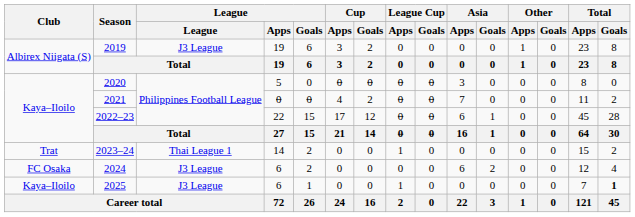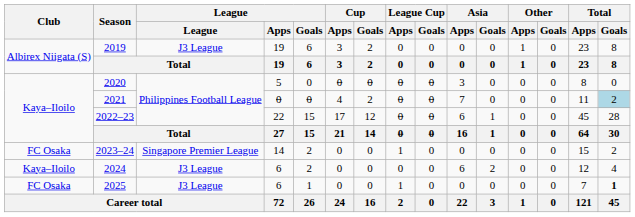(614, 99) no background -> (614, 99) lightblue background
(49, 151) Trat -> (49, 151) FC Osaka
(200, 151) Thai League 1 -> (200, 151) Singapore Premier League
(49, 168) FC Osaka -> (49, 168) Kaya–Iloilo
(49, 185) Kaya–Iloilo -> (49, 185) FC Osaka
